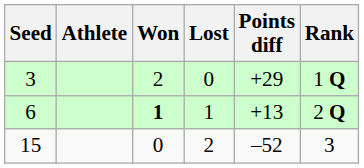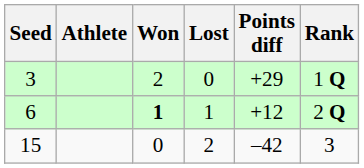(267, 111) +13 -> (267, 111) +12
(267, 145) –52 -> (267, 145) –42
